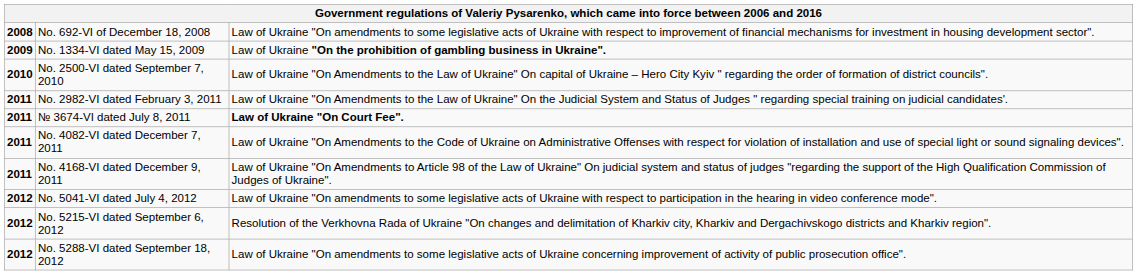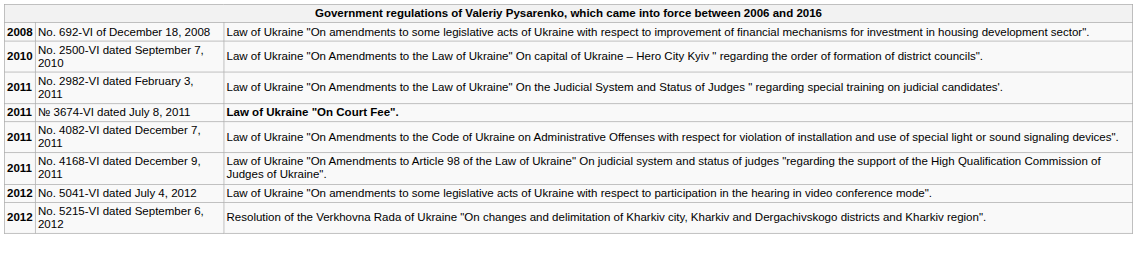- row: (121, 50)
- row: (124, 254)
